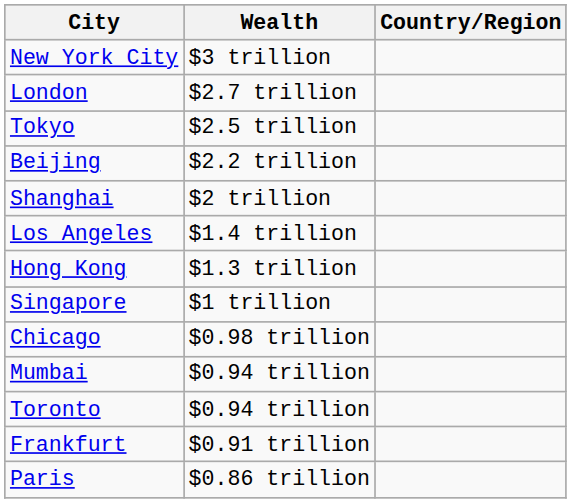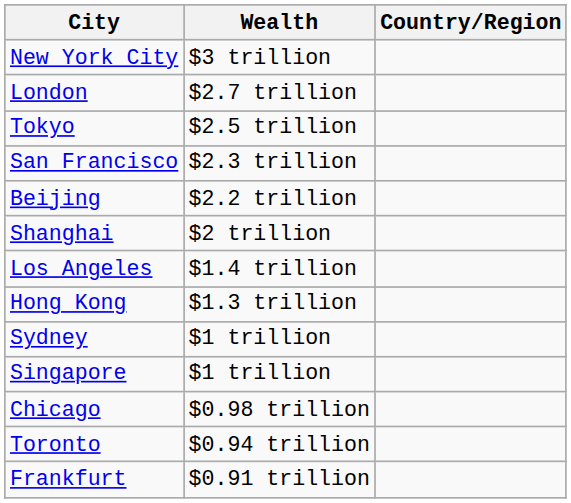+ row: (94, 163)
+ row: (49, 339)
- row: (49, 374)
- row: (42, 480)
